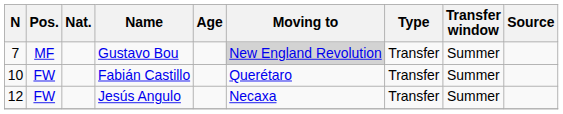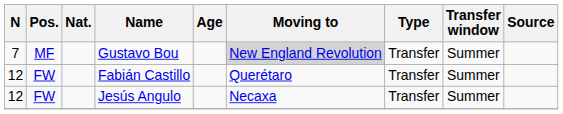(15, 75) 10 -> (15, 75) 12
